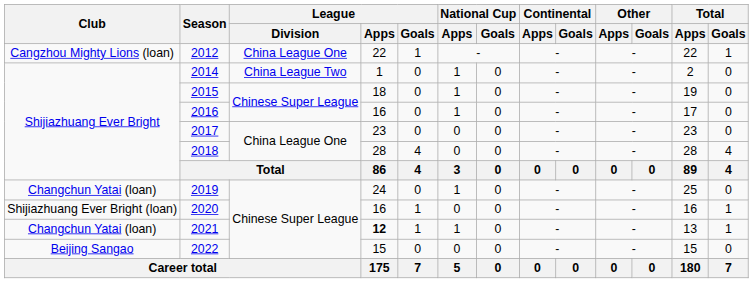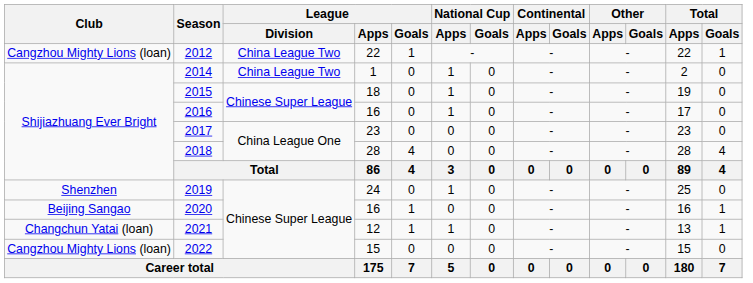(295, 53) China League One -> (289, 53) China League Two
(92, 190) Changchun Yatai (loan) -> (89, 190) Shenzhen
(92, 209) Shijiazhuang Ever Bright (loan) -> (89, 209) Beijing Sangao
(379, 229) bold -> (373, 229) normal
(92, 248) Beijing Sangao -> (89, 248) Cangzhou Mighty Lions (loan)
